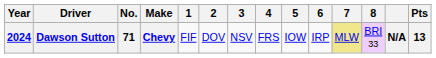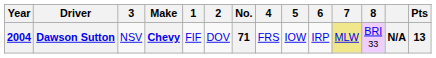columns swapped: (129, 13) <-> (241, 13)
(19, 37) 2024 -> (19, 37) 2004
